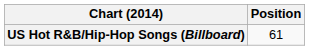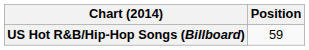(276, 34) 61 -> (276, 34) 59
